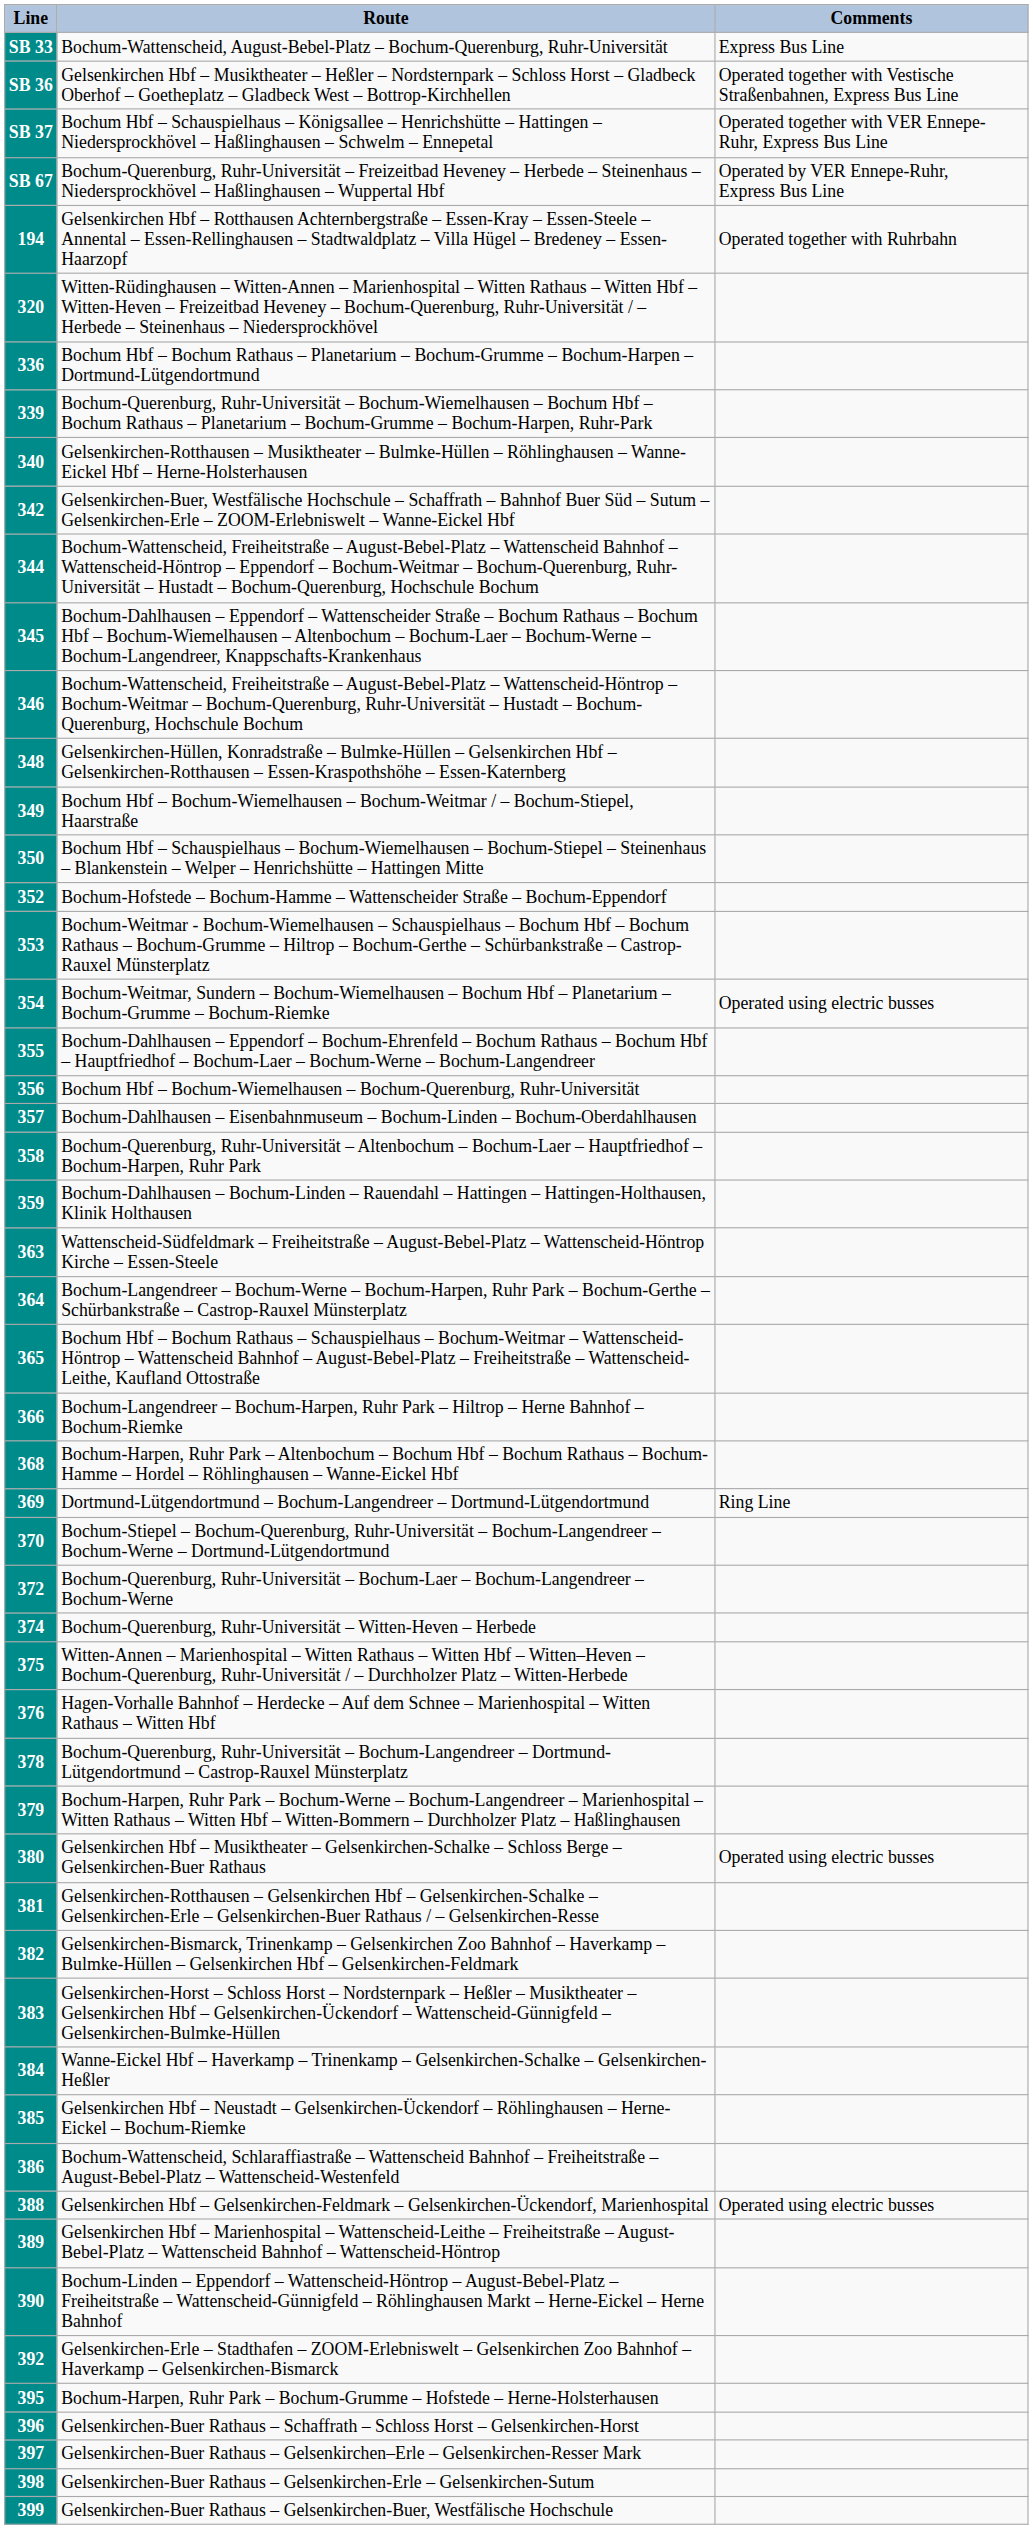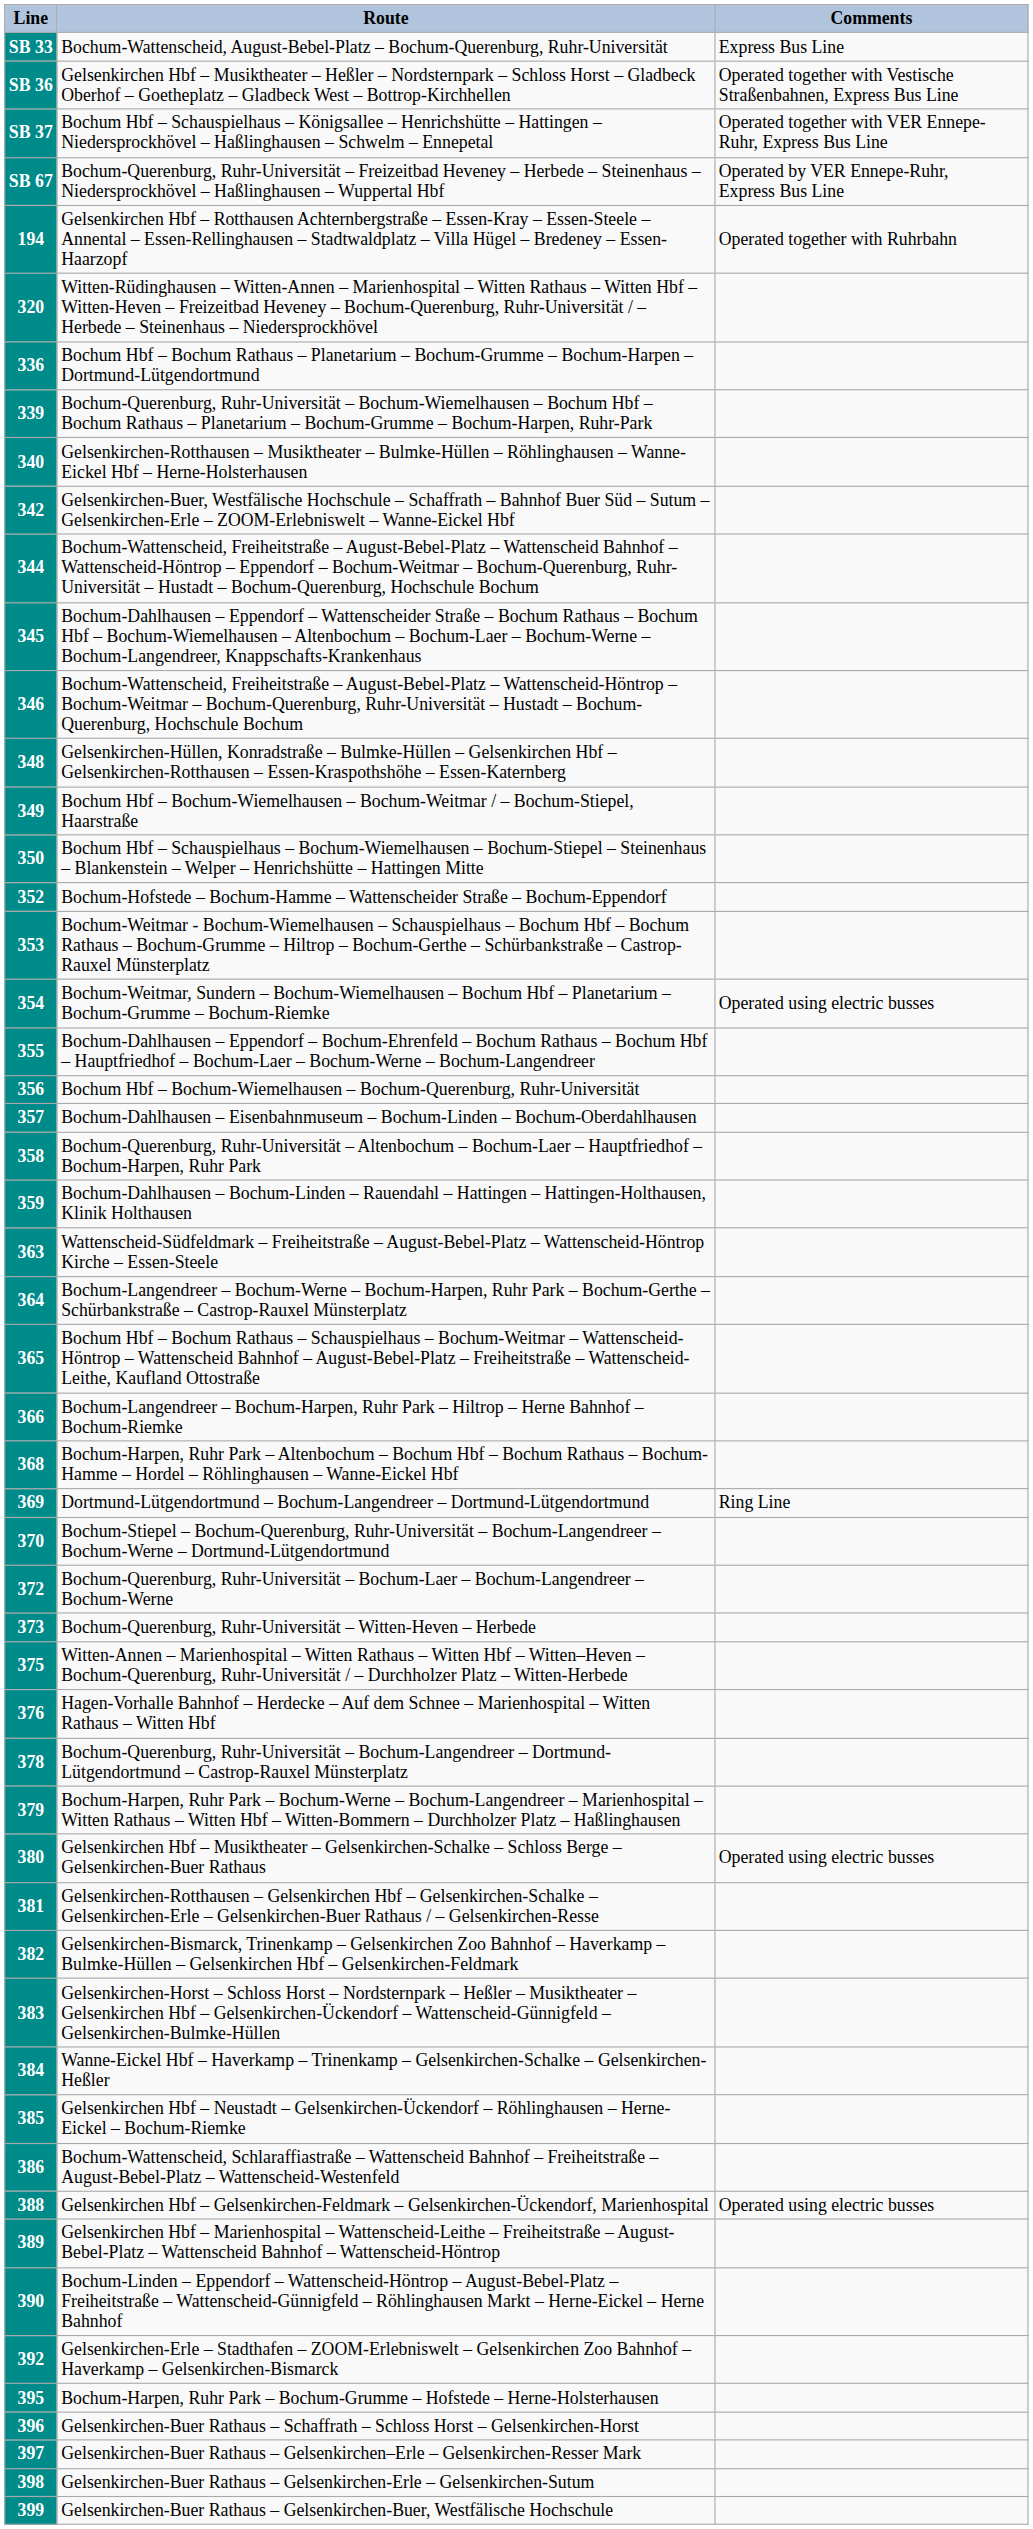(31, 1627) 374 -> (31, 1627) 373
